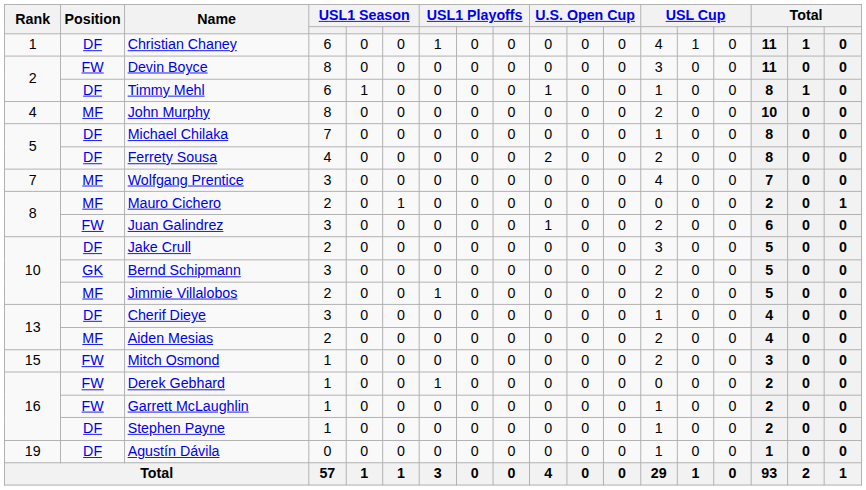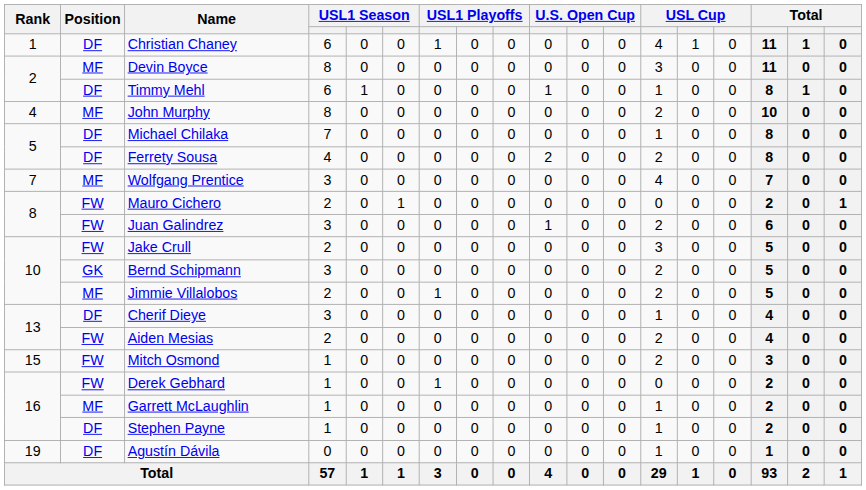(93, 67) FW -> (93, 67) MF
(93, 203) MF -> (93, 203) FW
(93, 248) DF -> (93, 248) FW
(93, 338) MF -> (93, 338) FW
(93, 406) FW -> (93, 406) MF
